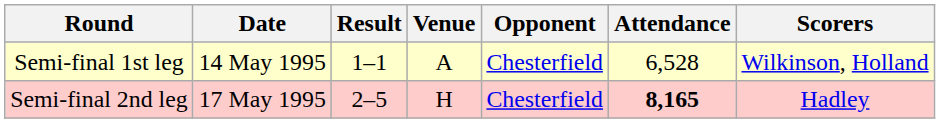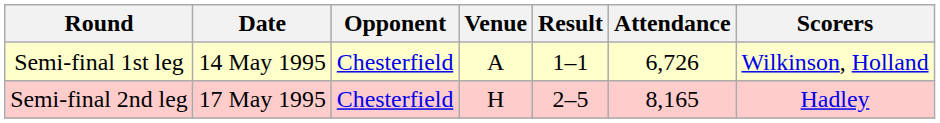columns swapped: (545, 23) <-> (369, 23)
(672, 61) 6,528 -> (672, 61) 6,726
(672, 99) bold -> (672, 99) normal
